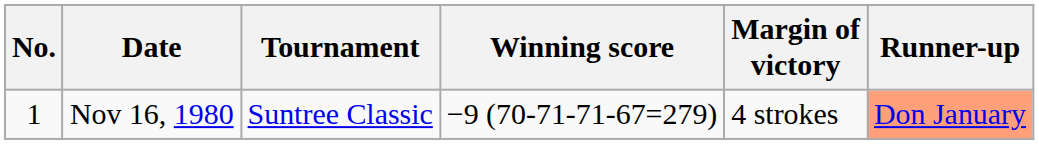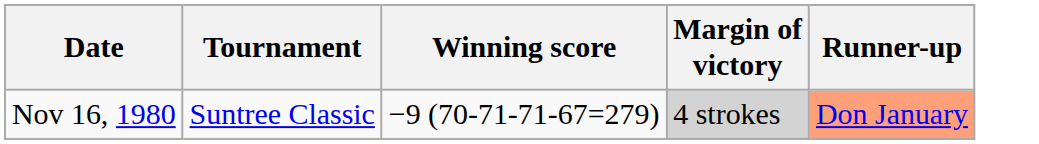- column: (34, 47)
(785, 114) no background -> (727, 114) lightgrey background
